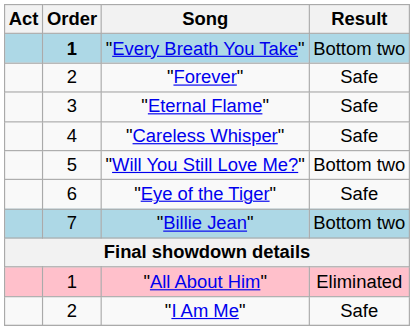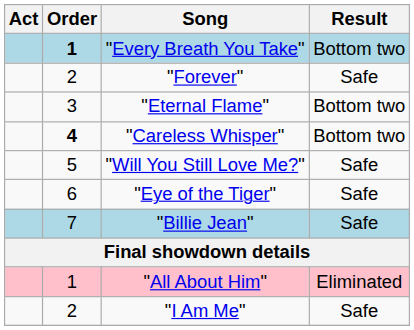(359, 106) Safe -> (359, 106) Bottom two
(72, 135) normal -> (72, 135) bold
(359, 135) Safe -> (359, 135) Bottom two
(359, 164) Bottom two -> (359, 164) Safe
(359, 223) Bottom two -> (359, 223) Safe
